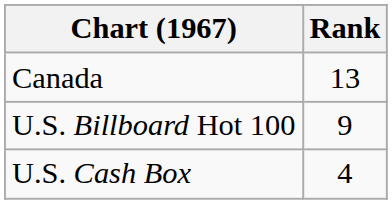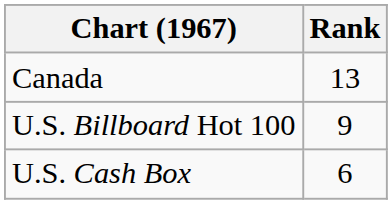(345, 173) 4 -> (345, 173) 6
